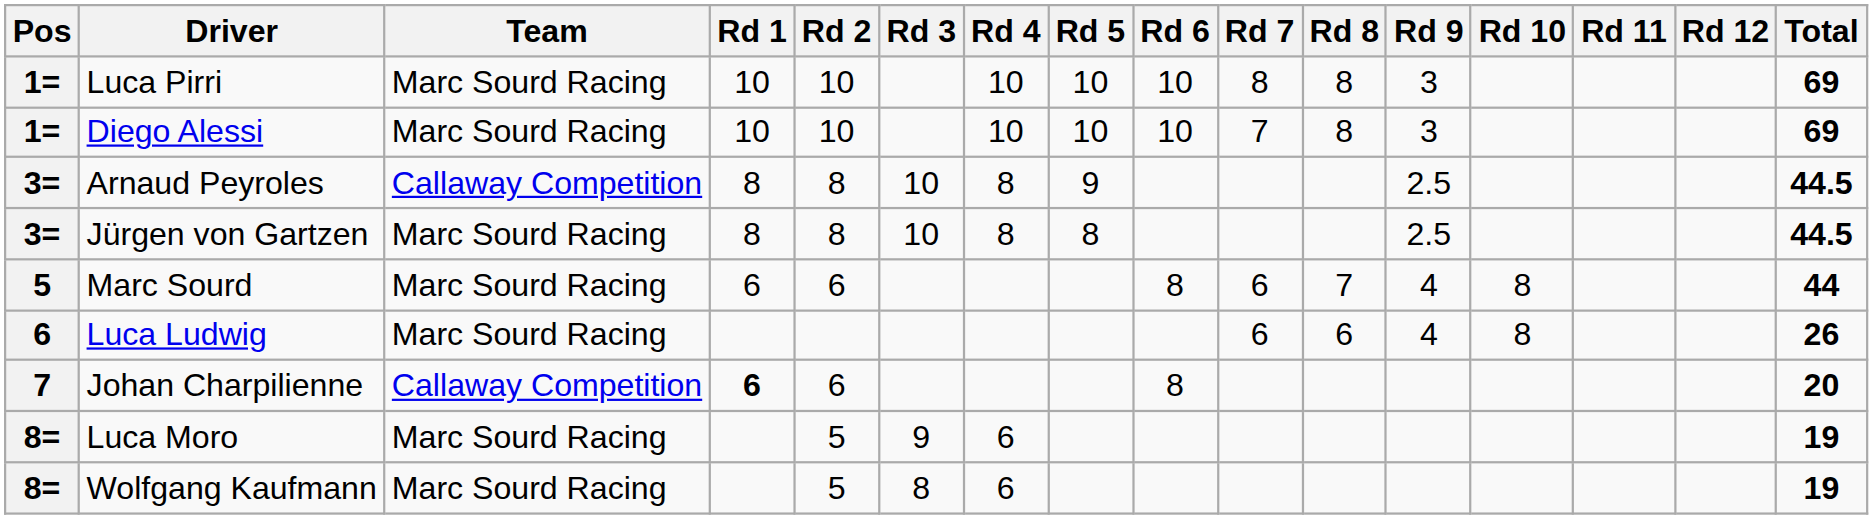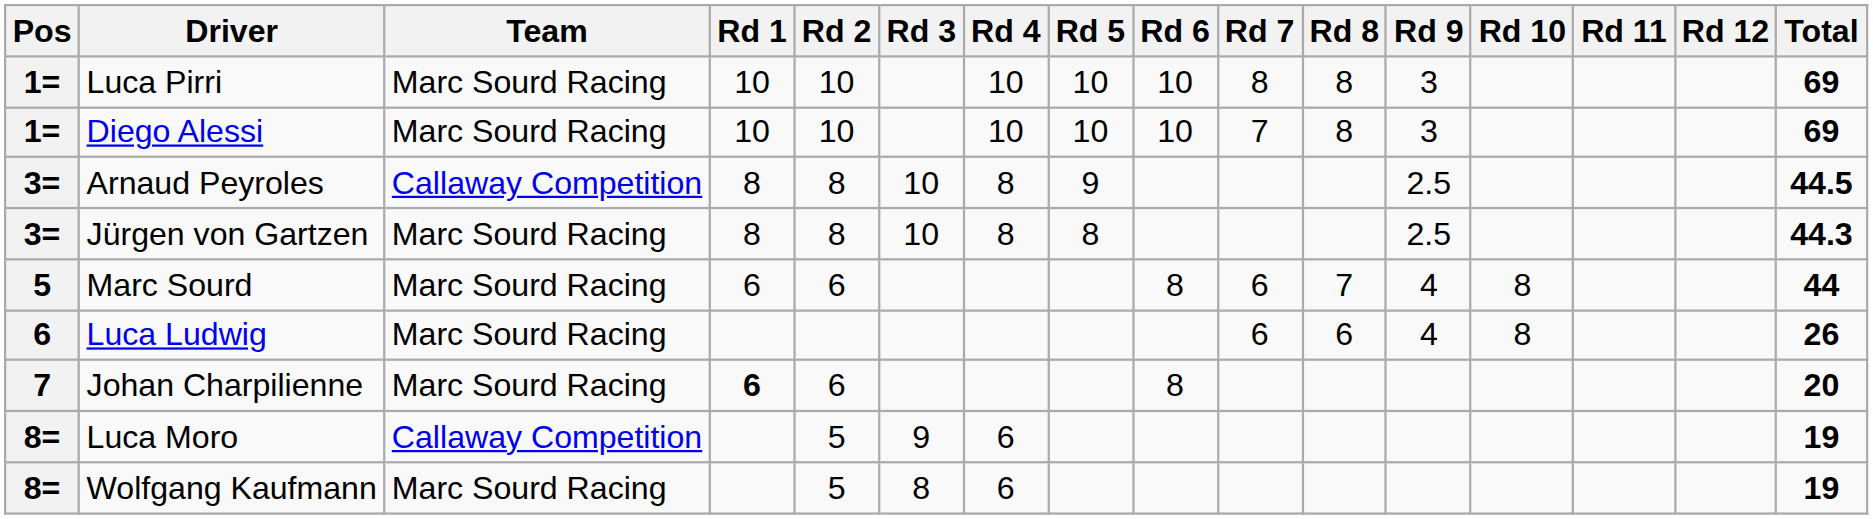(1821, 234) 44.5 -> (1821, 234) 44.3
(547, 386) Callaway Competition -> (529, 386) Marc Sourd Racing
(529, 437) Marc Sourd Racing -> (547, 437) Callaway Competition
